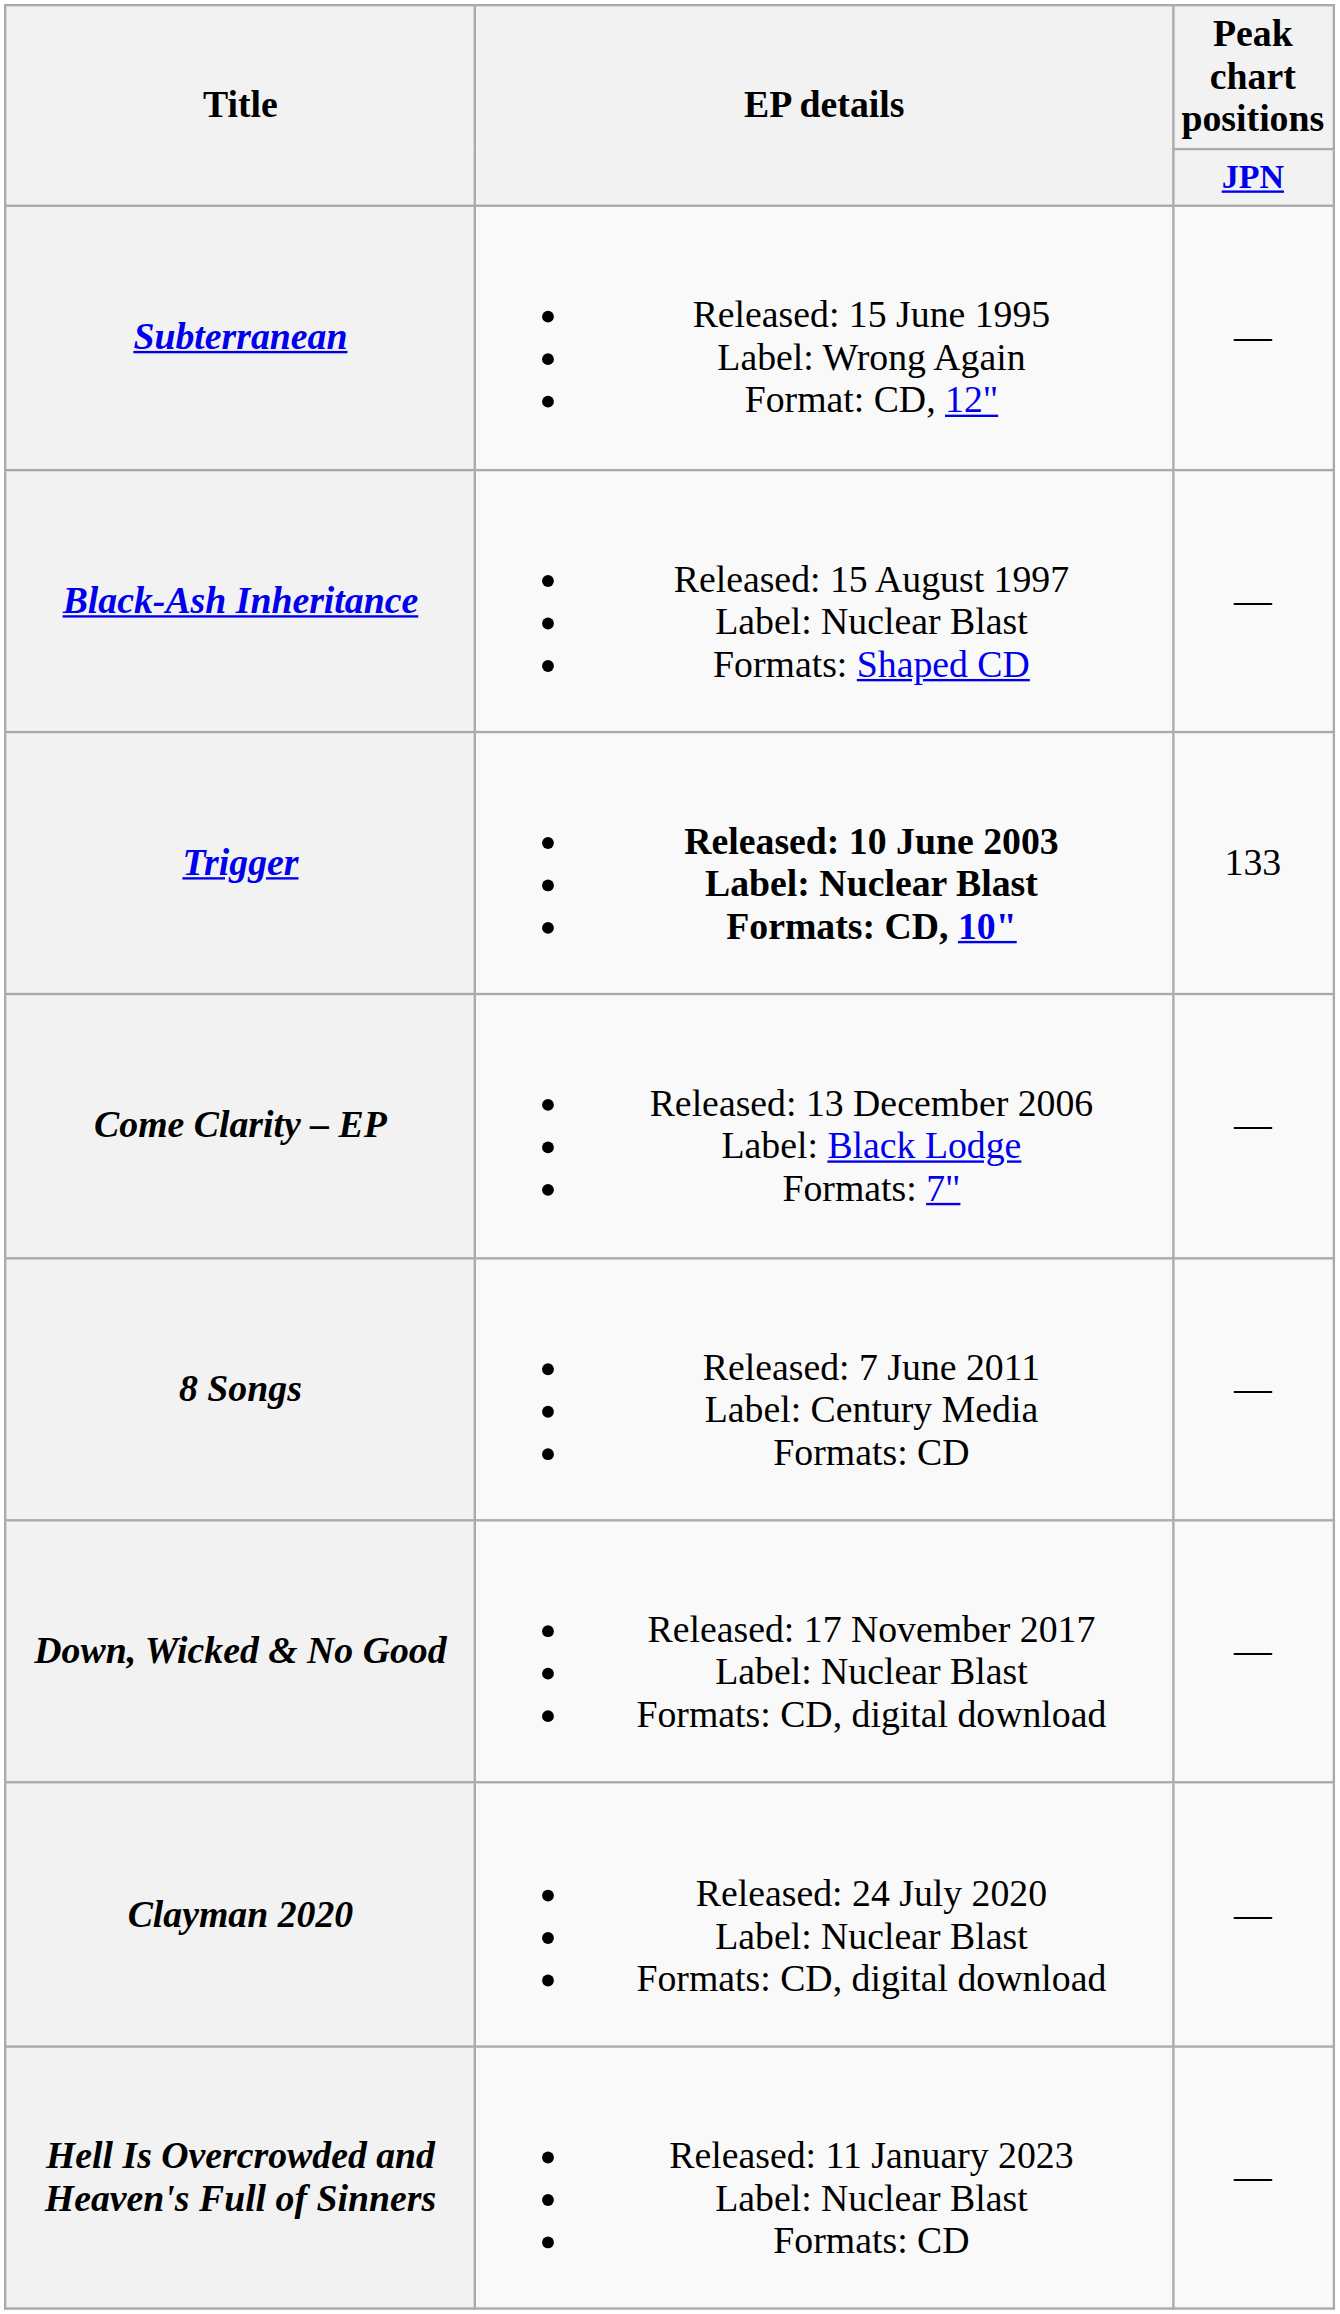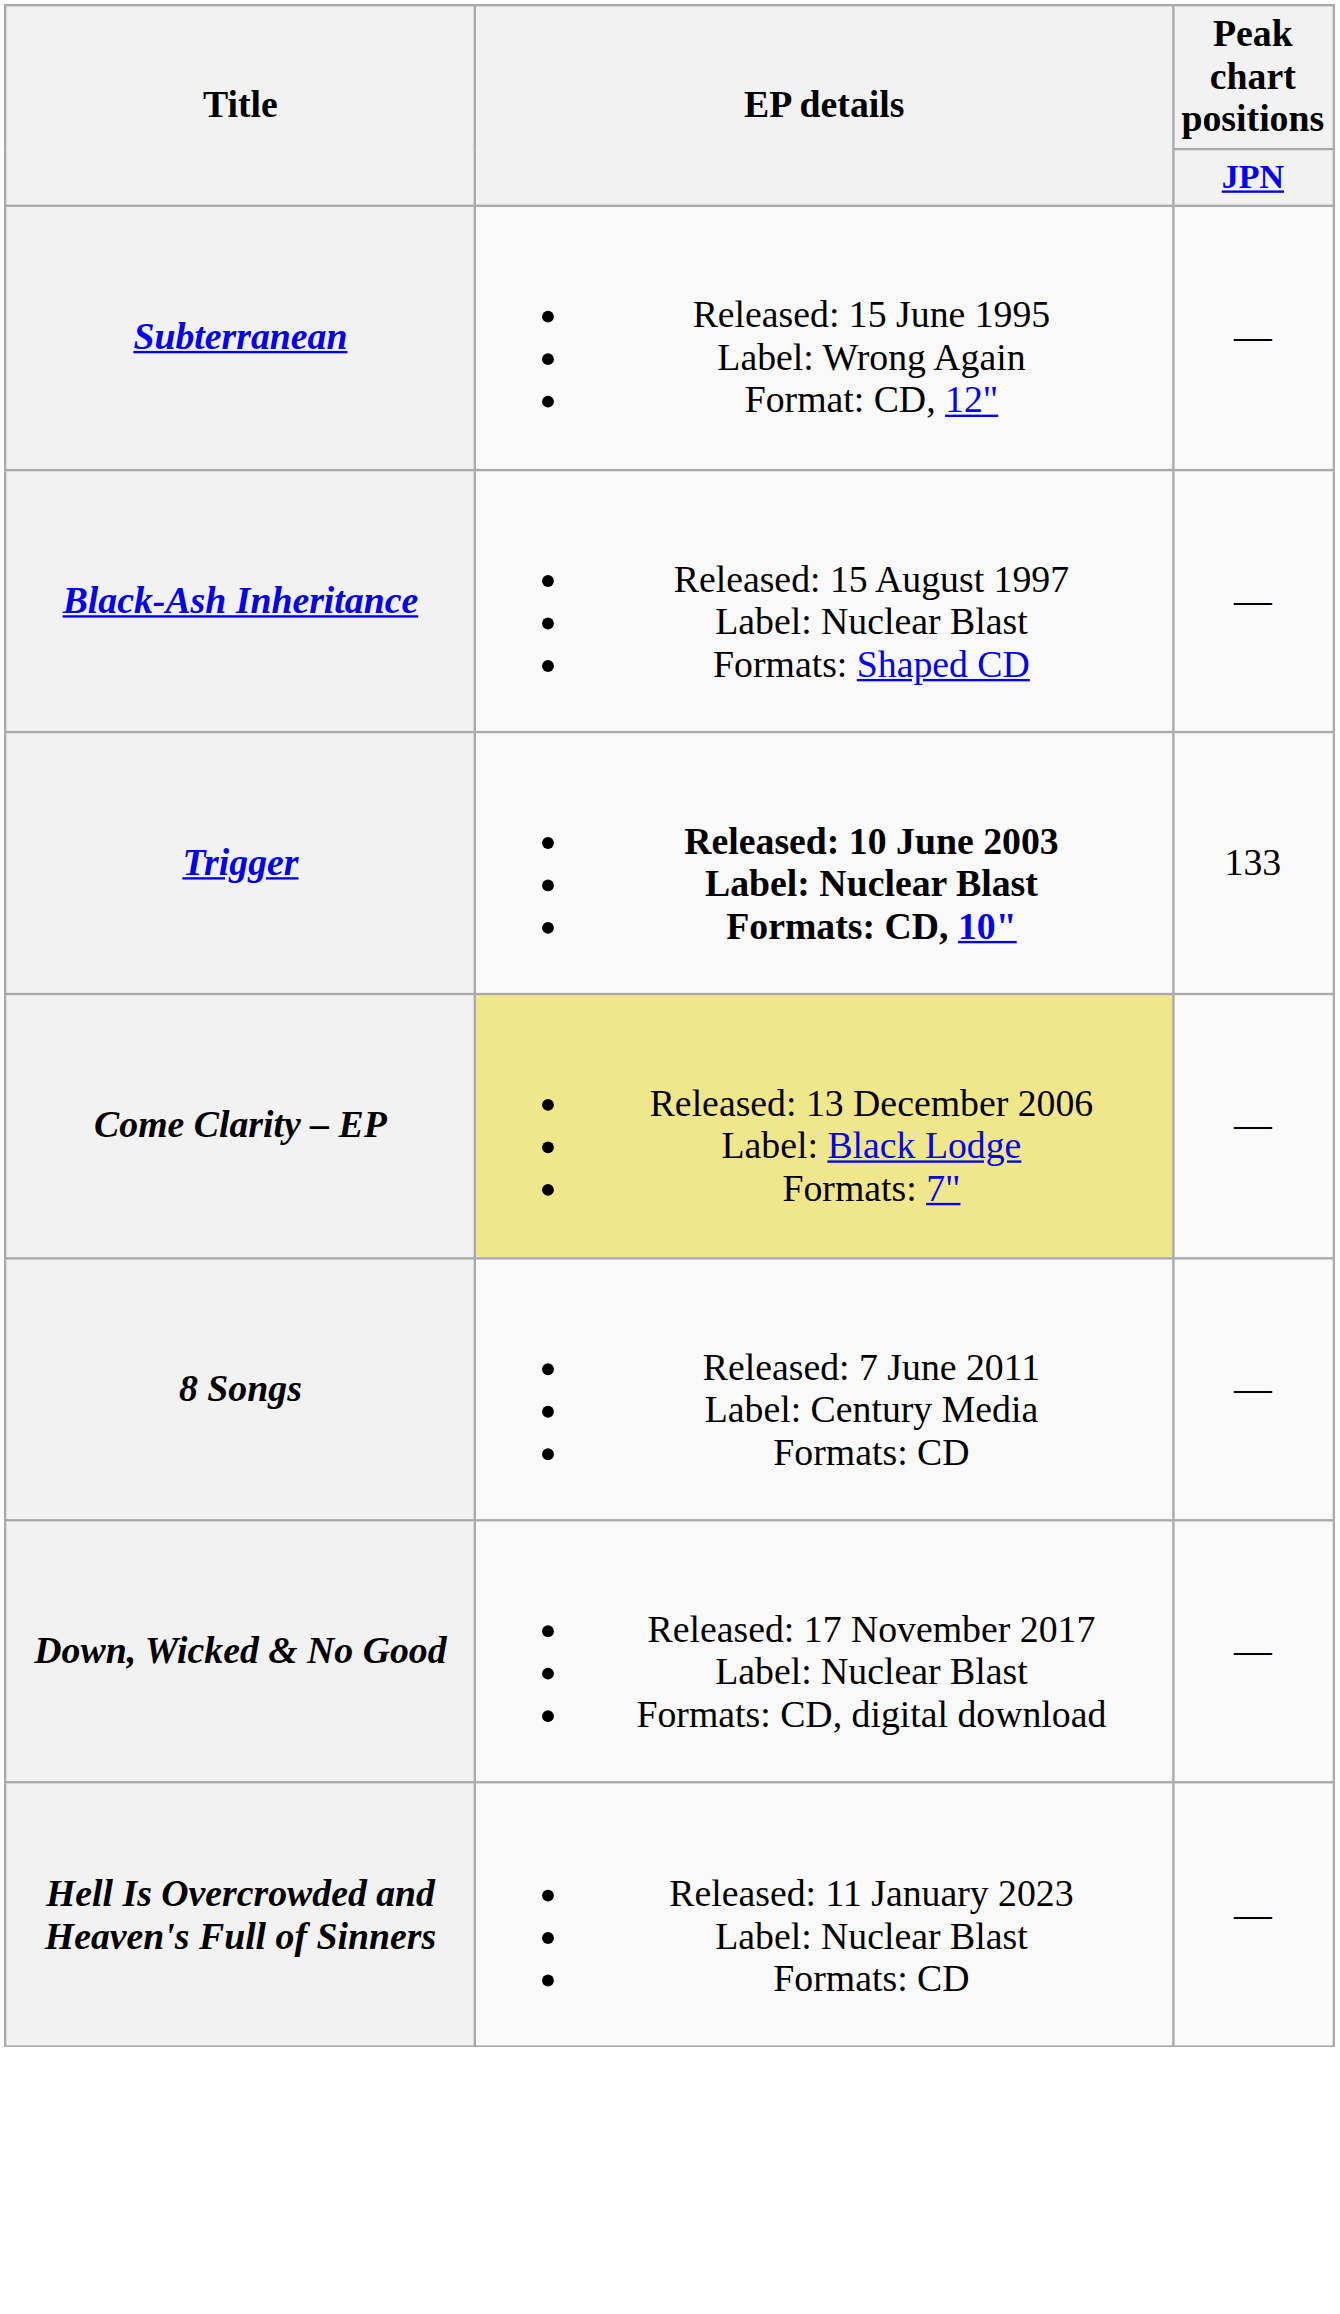(824, 1147) no background -> (824, 1147) khaki background
- row: (240, 1913)
